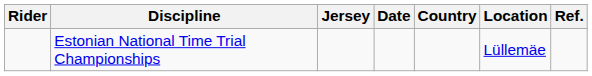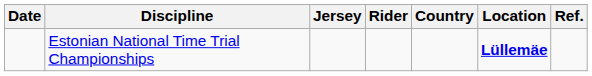columns swapped: (394, 16) <-> (28, 16)
(515, 49) normal -> (514, 49) bold
